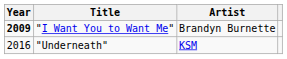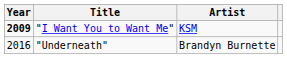(227, 29) Brandyn Burnette -> (188, 29) KSM
(188, 45) KSM -> (227, 45) Brandyn Burnette
